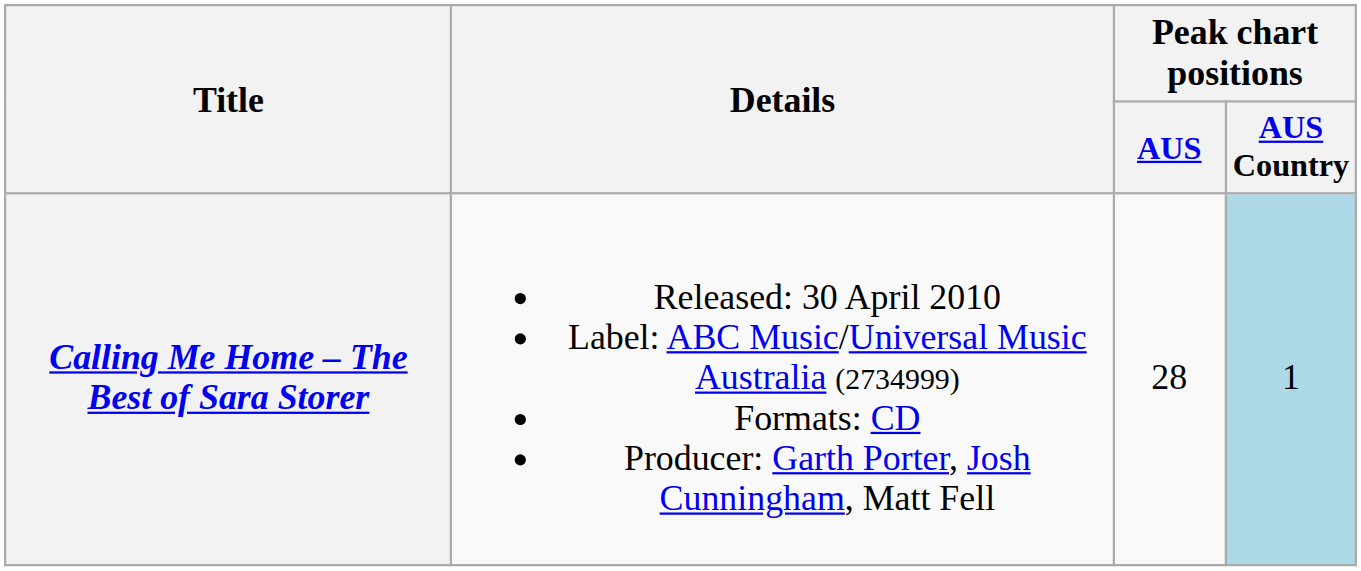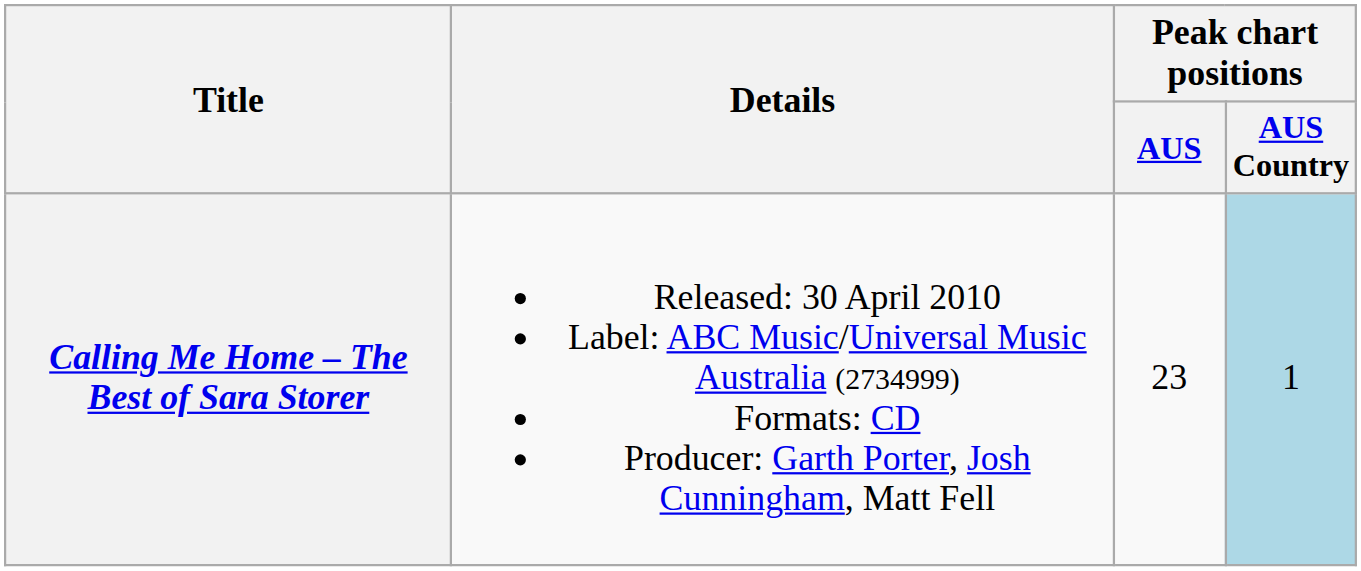(1169, 378) 28 -> (1169, 378) 23
